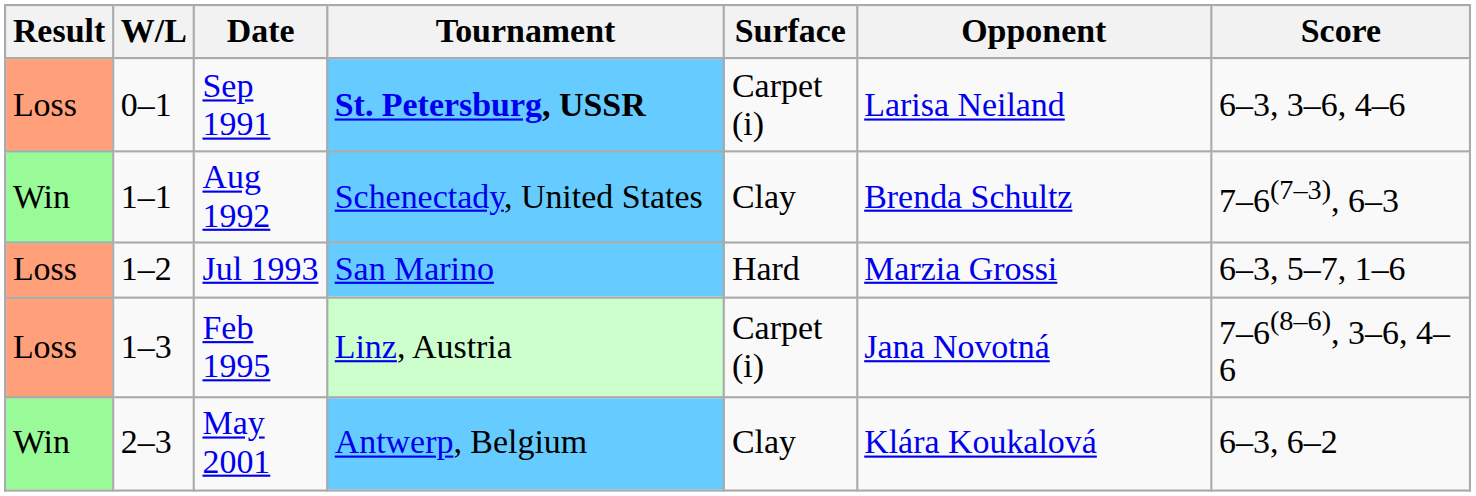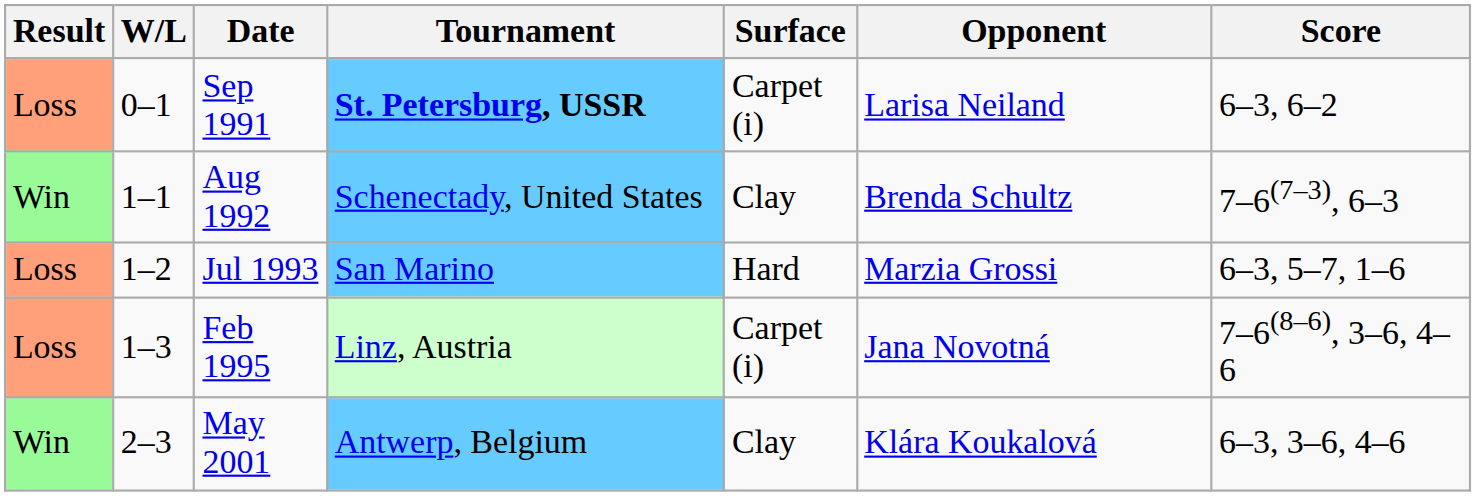(1312, 104) 6–3, 3–6, 4–6 -> (1278, 104) 6–3, 6–2
(1278, 443) 6–3, 6–2 -> (1312, 443) 6–3, 3–6, 4–6
